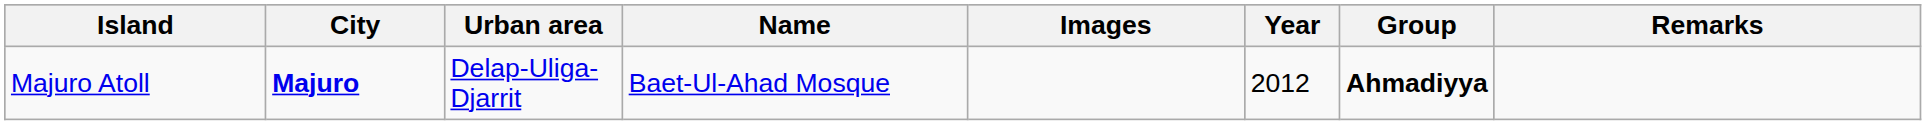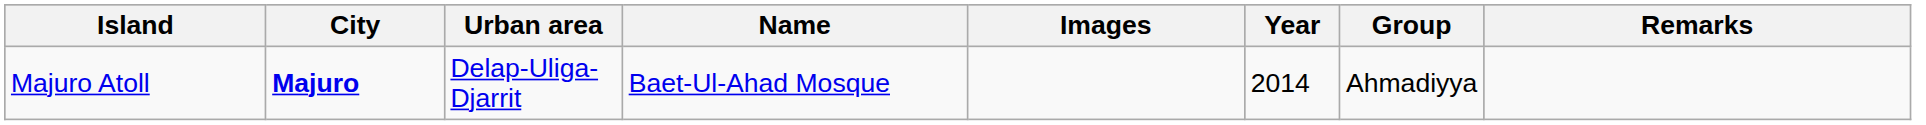(1280, 82) 2012 -> (1280, 82) 2014
(1417, 82) bold -> (1412, 82) normal
